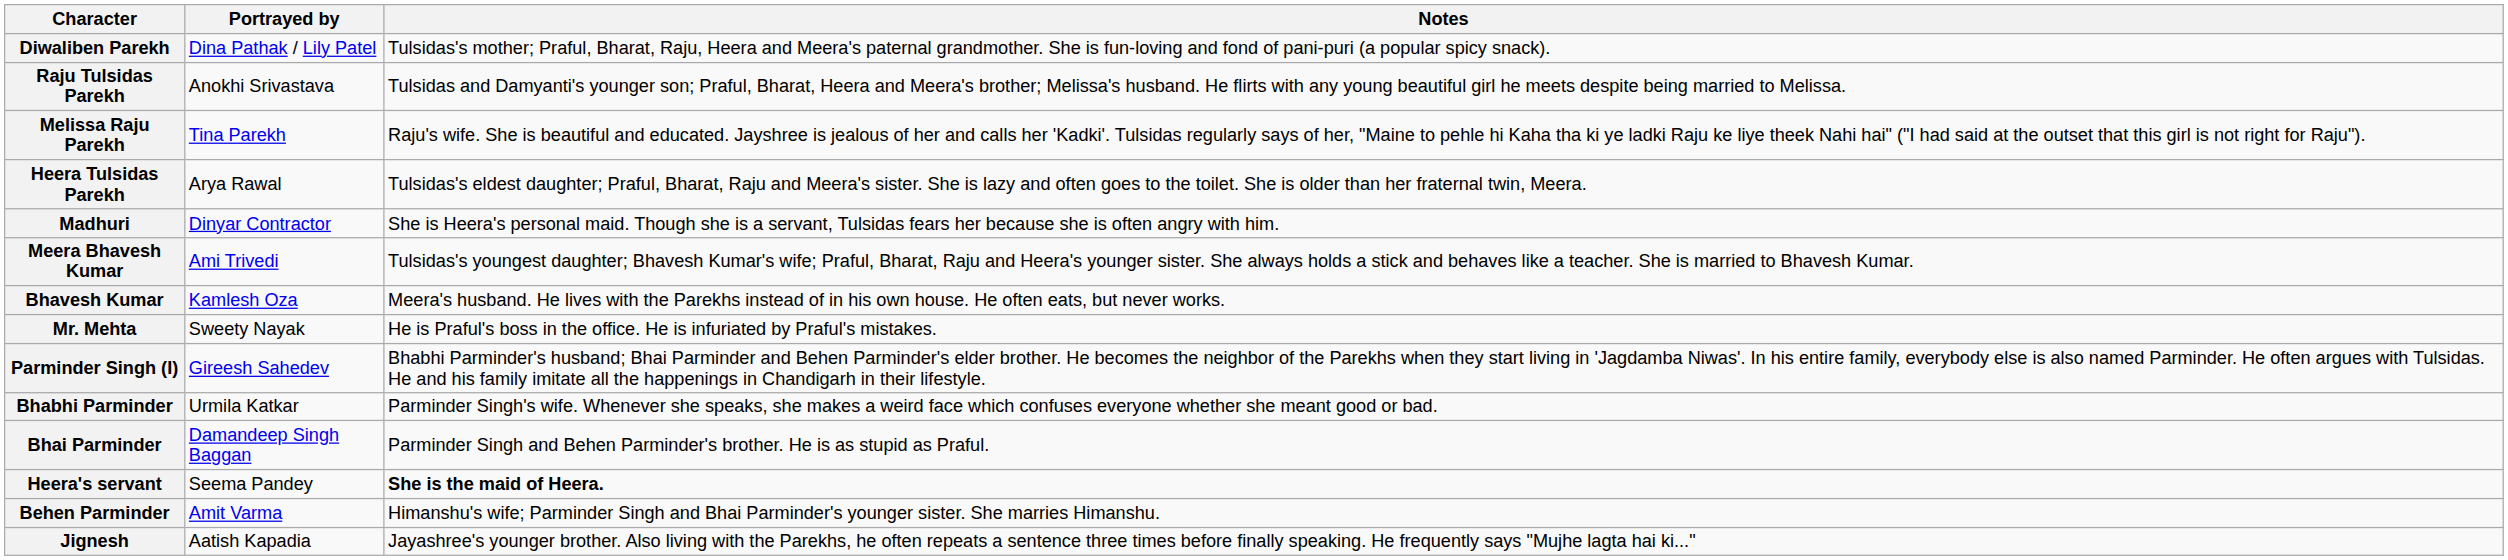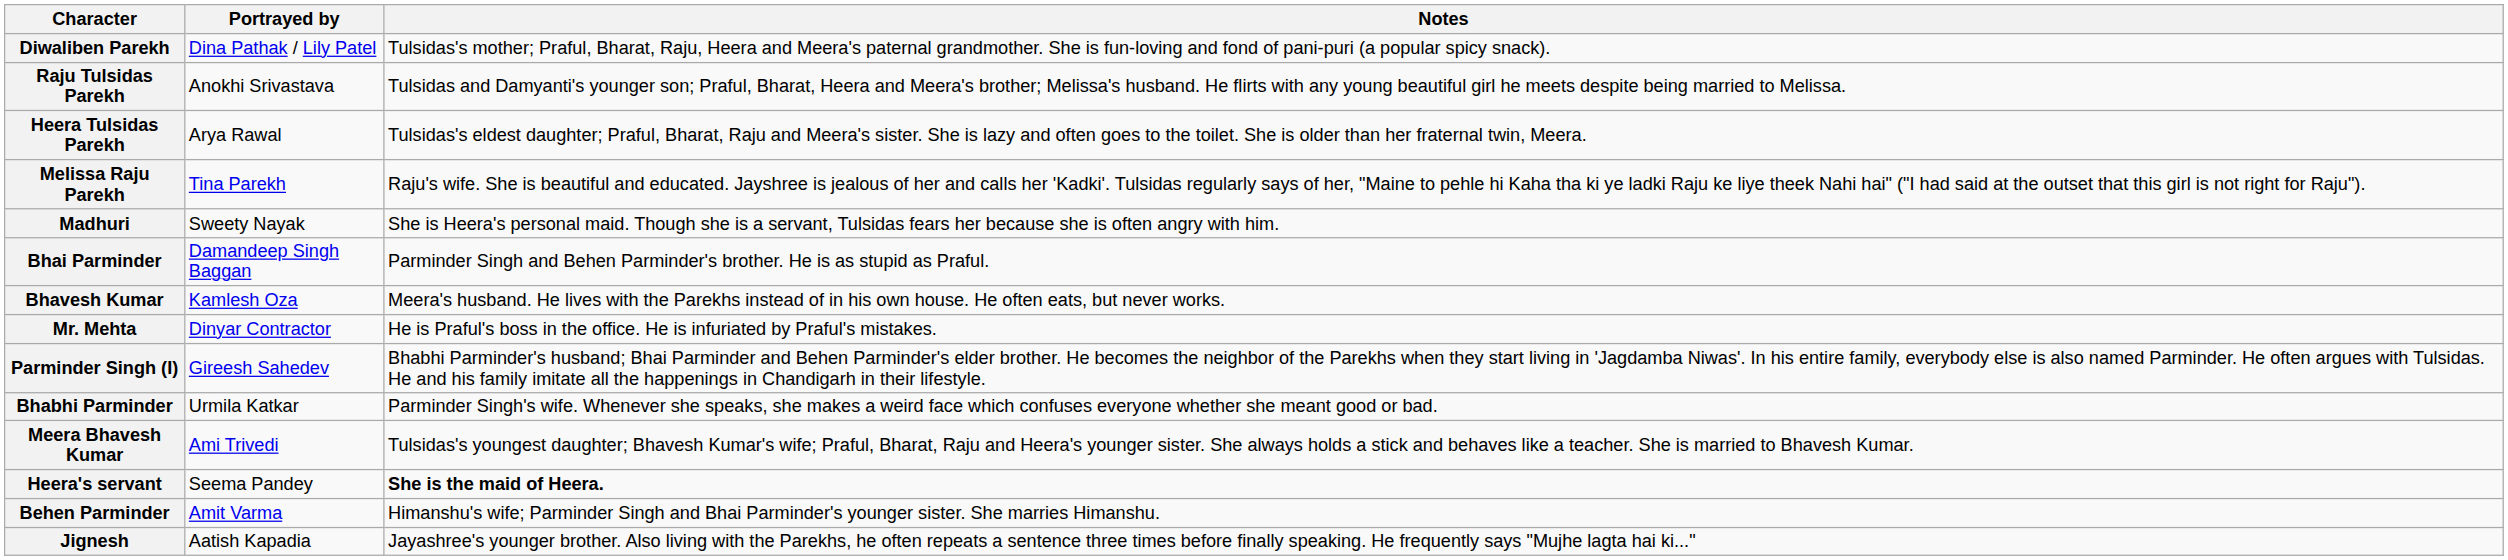rows swapped: (95, 136) <-> (95, 184)
(260, 223) Dinyar Contractor -> (247, 223) Sweety Nayak
rows swapped: (95, 262) <-> (95, 446)
(247, 329) Sweety Nayak -> (260, 329) Dinyar Contractor
